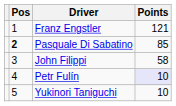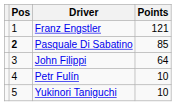(163, 61) 58 -> (163, 61) 64
(163, 77) lavender background -> (163, 77) no background
